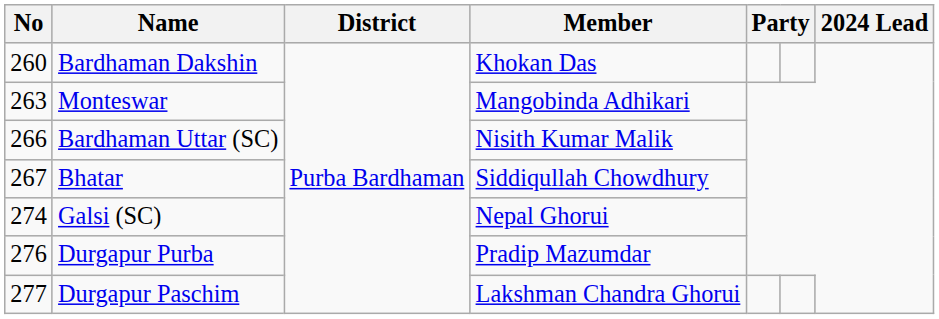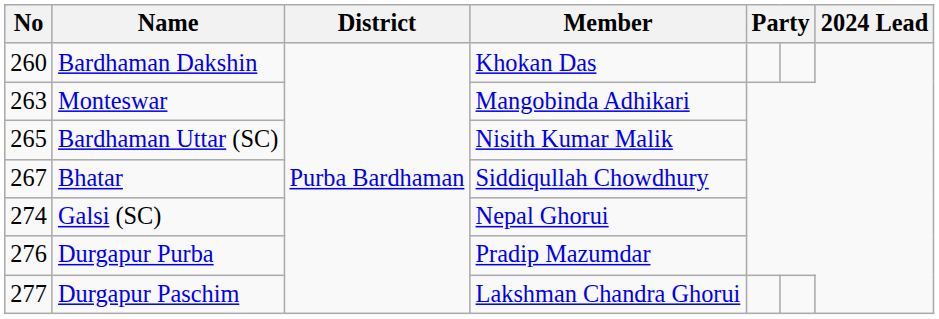(29, 139) 266 -> (29, 139) 265
